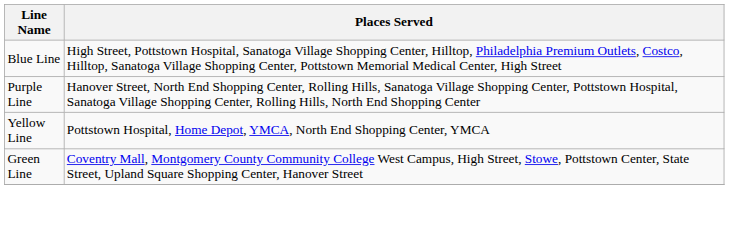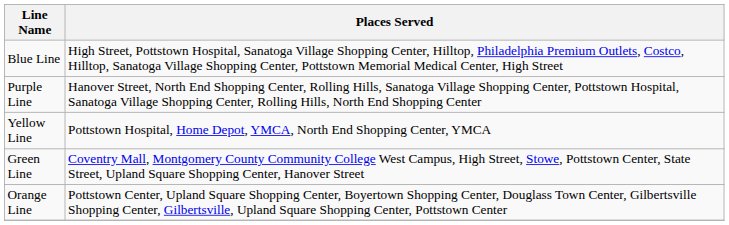+ row: (27, 202)
